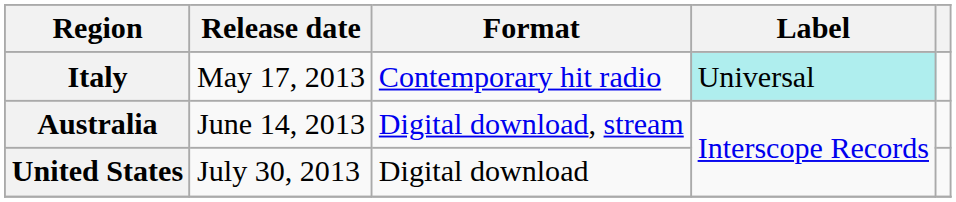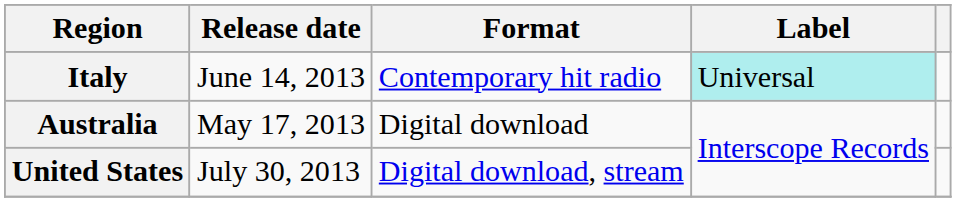(281, 76) May 17, 2013 -> (281, 76) June 14, 2013
(281, 123) June 14, 2013 -> (281, 123) May 17, 2013
(531, 123) Digital download, stream -> (484, 123) Digital download
(484, 171) Digital download -> (531, 171) Digital download, stream
